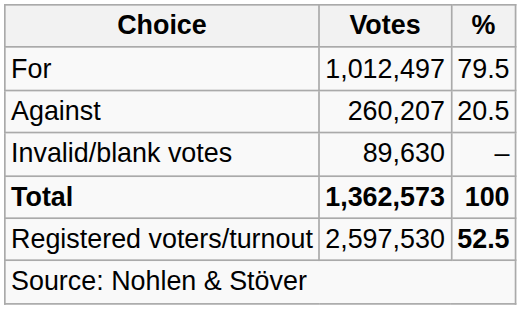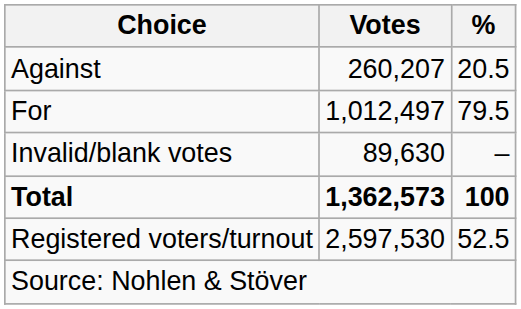rows swapped: (31, 68) <-> (56, 111)
(483, 238) bold -> (483, 238) normal
